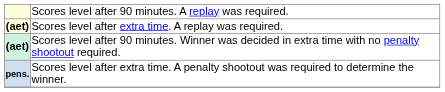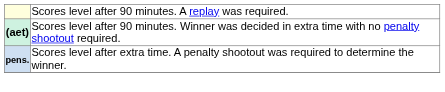- row: (157, 26)
